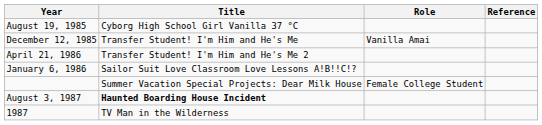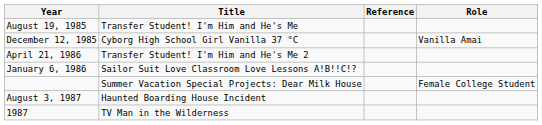columns swapped: (425, 12) <-> (511, 12)
(200, 26) Cyborg High School Girl Vanilla 37 °C -> (200, 26) Transfer Student! I'm Him and He's Me
(200, 40) Transfer Student! I'm Him and He's Me -> (200, 40) Cyborg High School Girl Vanilla 37 °C
(184, 98) bold -> (184, 98) normal
